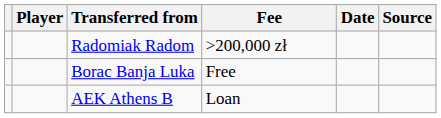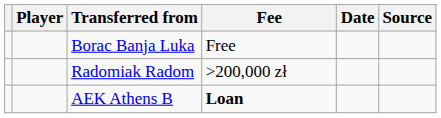rows swapped: (133, 44) <-> (133, 71)
(223, 98) normal -> (225, 98) bold
